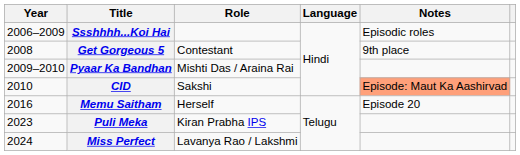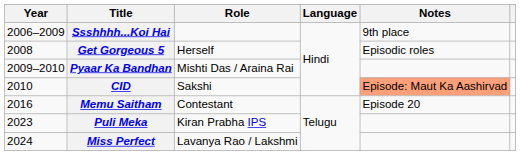(398, 31) Episodic roles -> (386, 31) 9th place
(205, 50) Contestant -> (195, 50) Herself
(386, 50) 9th place -> (398, 50) Episodic roles
(195, 104) Herself -> (205, 104) Contestant
